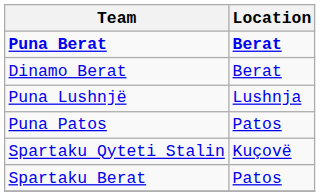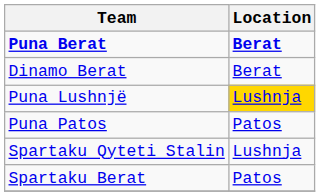(267, 98) no background -> (267, 98) gold background
(262, 151) Kuçovë -> (267, 151) Lushnja
